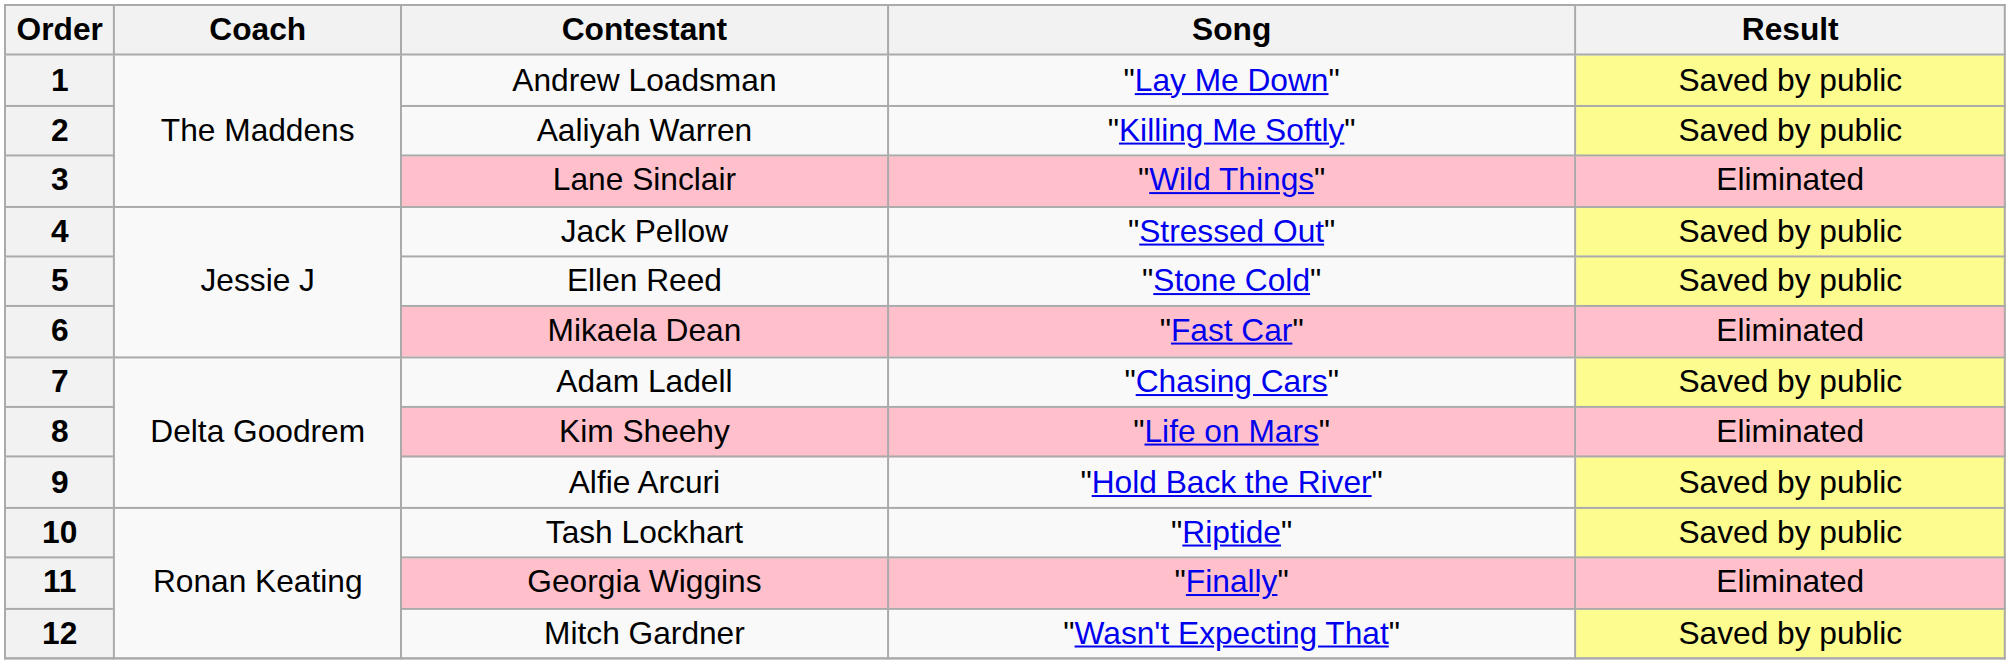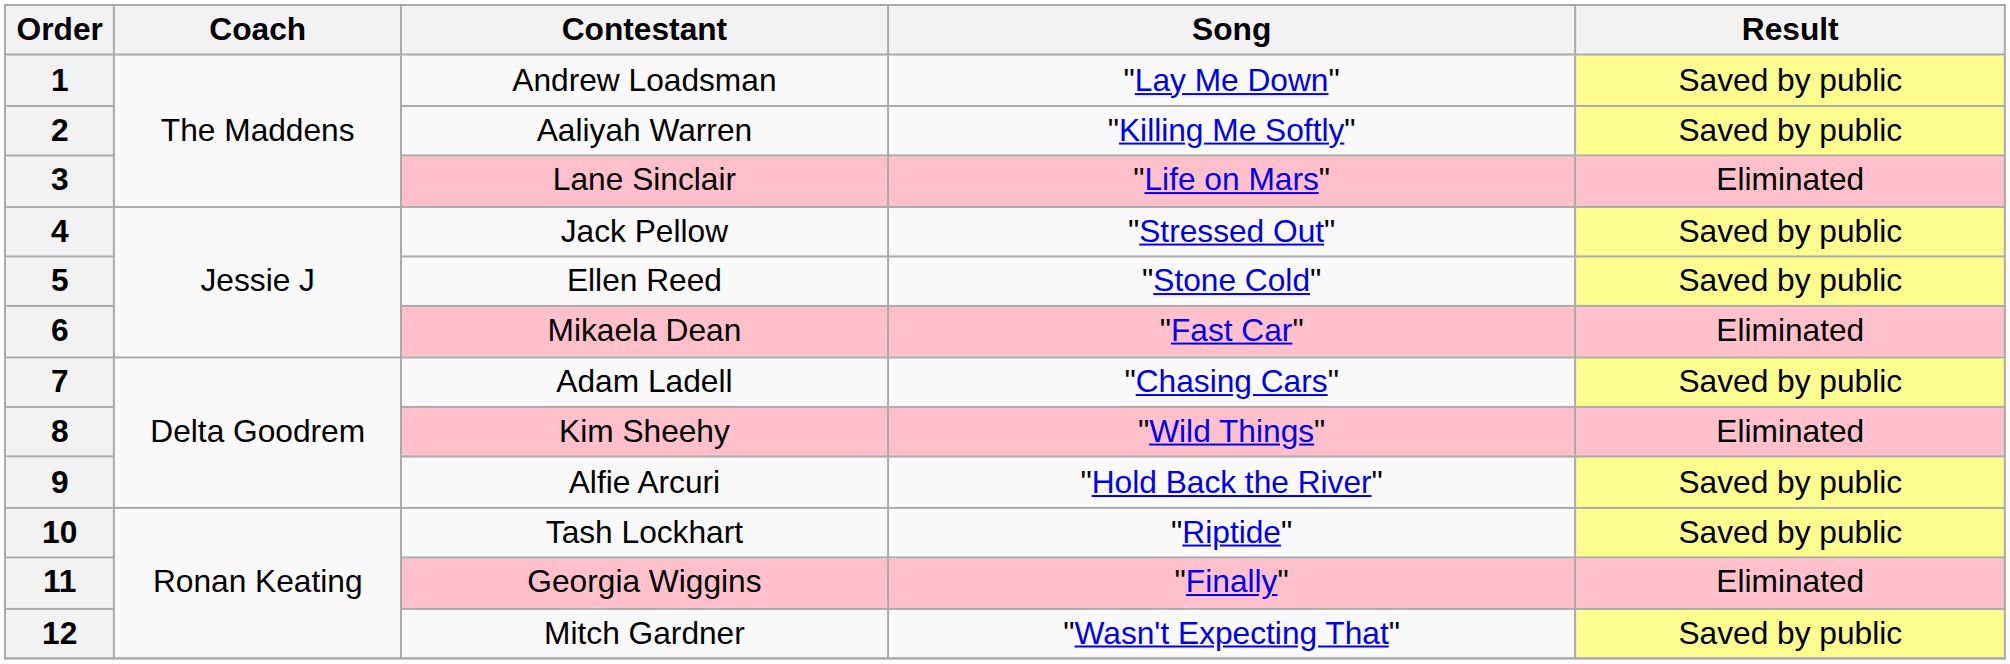(1232, 180) "Wild Things" -> (1232, 180) "Life on Mars"
(1232, 431) "Life on Mars" -> (1232, 431) "Wild Things"
